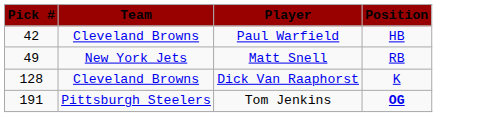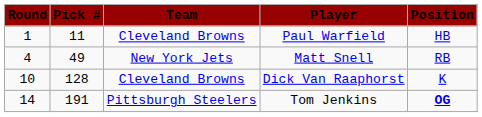+ column: (27, 15)
(31, 37) 42 -> (77, 37) 11
